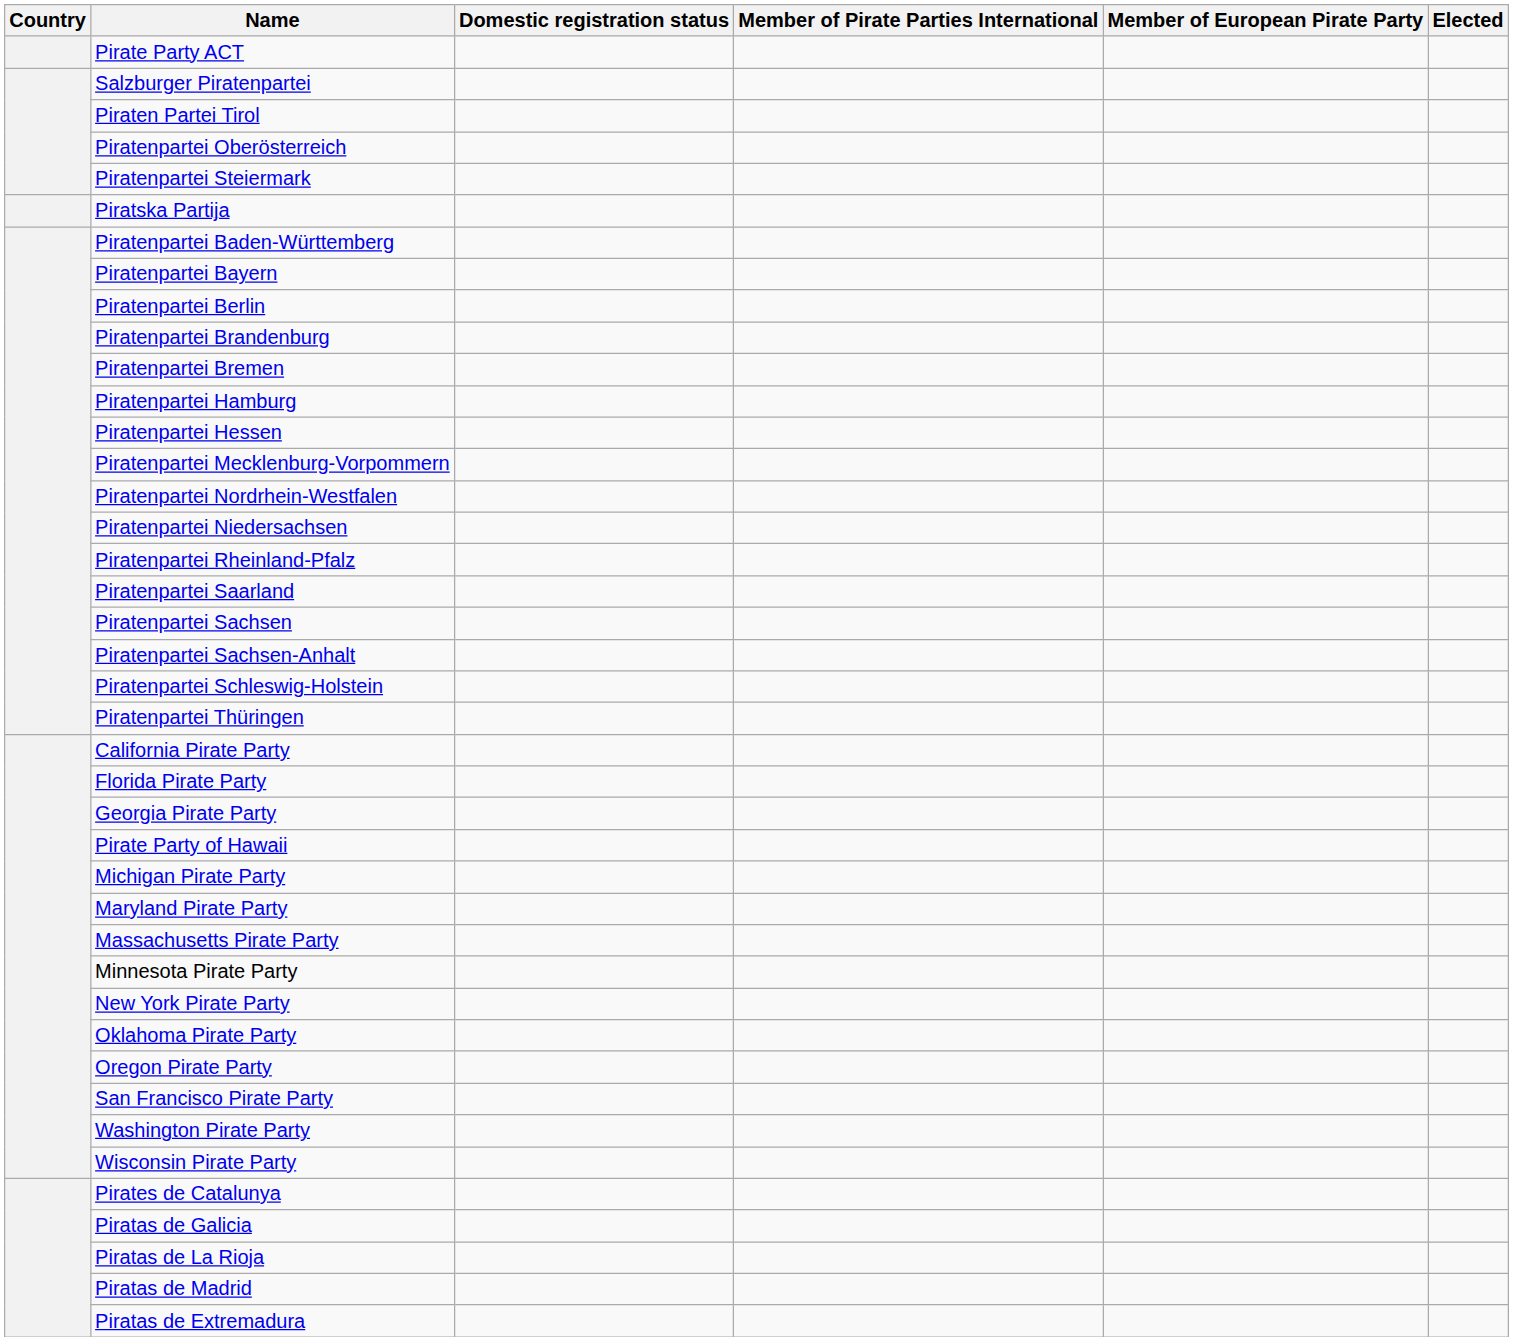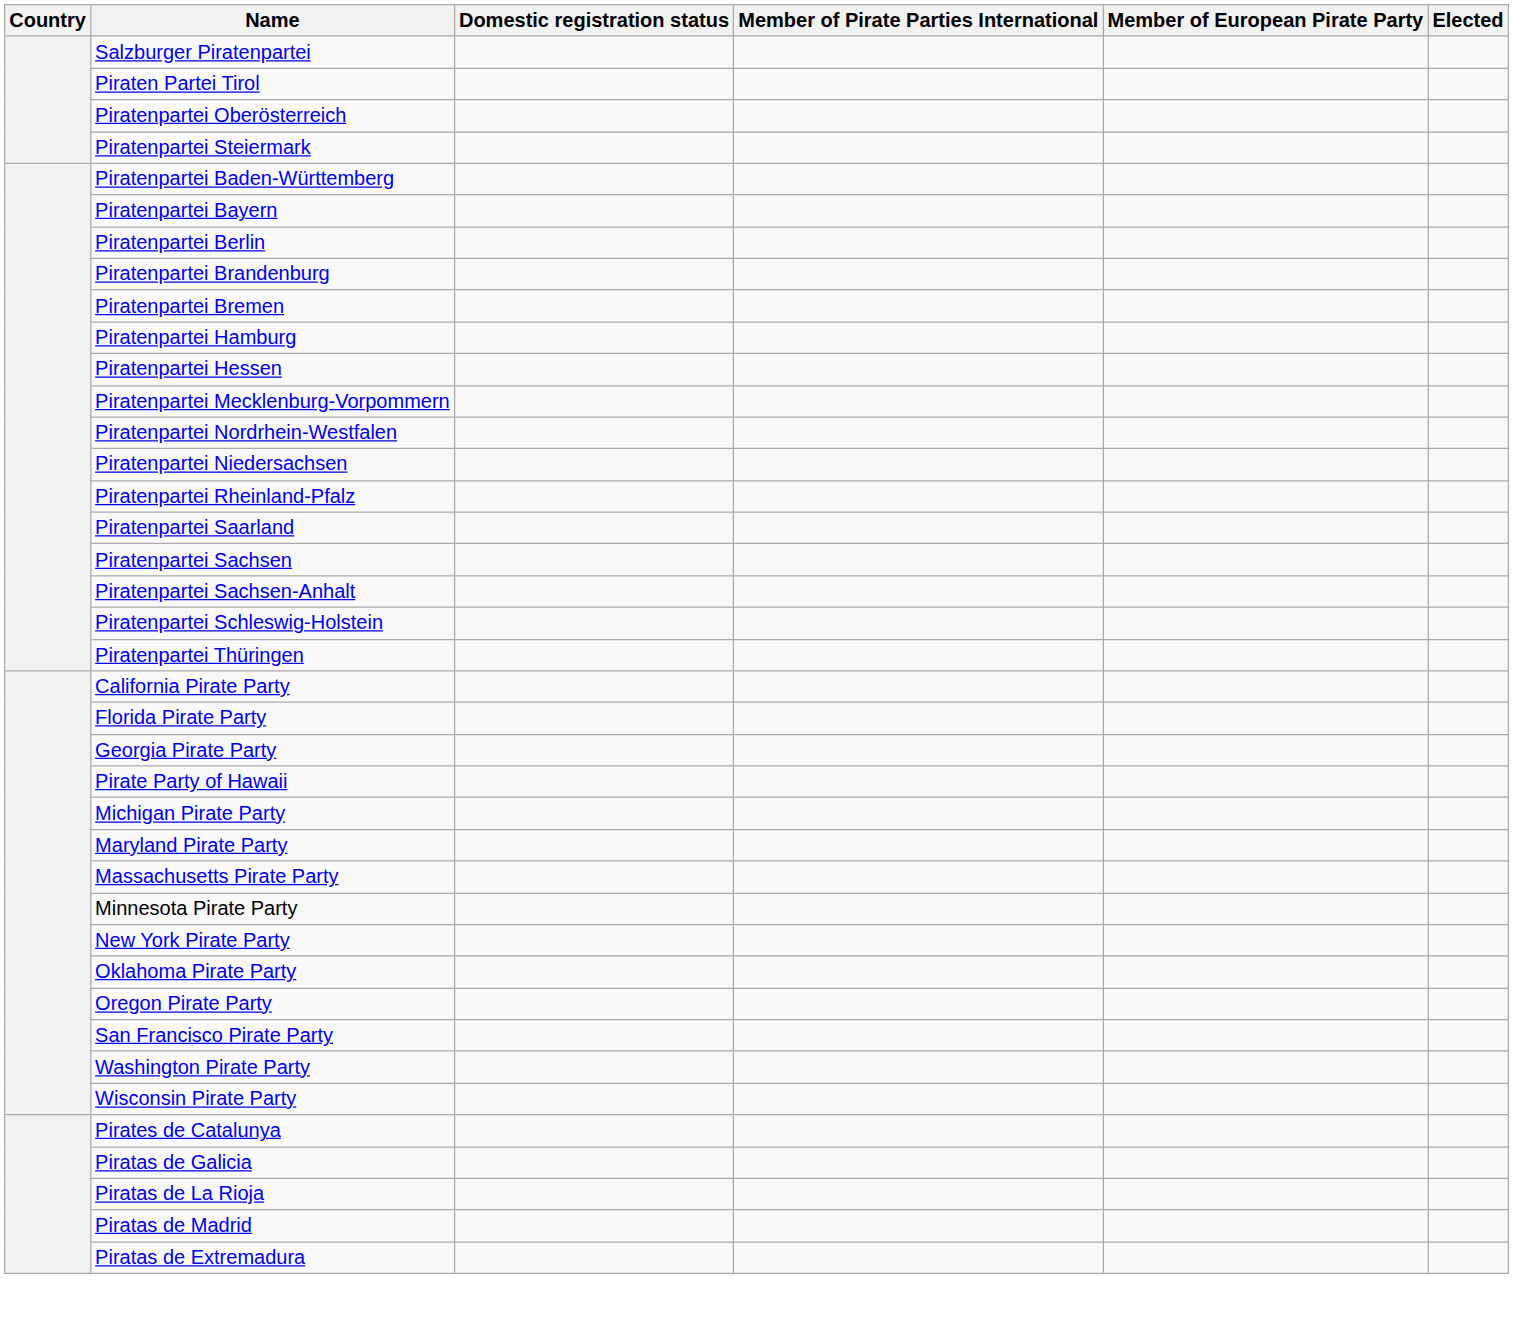- row: (170, 52)
- row: (162, 210)
